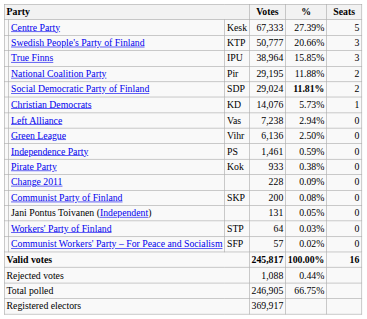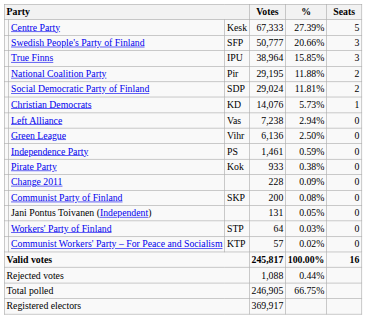(236, 43) KTP -> (235, 43) SFP
(309, 89) bold -> (309, 89) normal
(235, 244) SFP -> (236, 244) KTP
